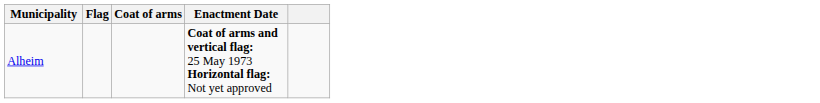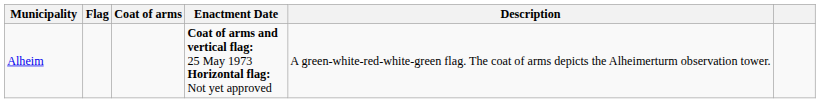+ column: (530, 14)
